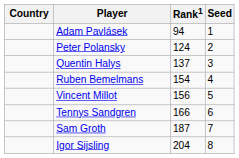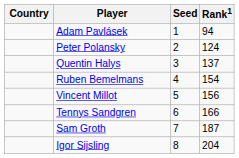columns swapped: (188, 14) <-> (220, 13)
